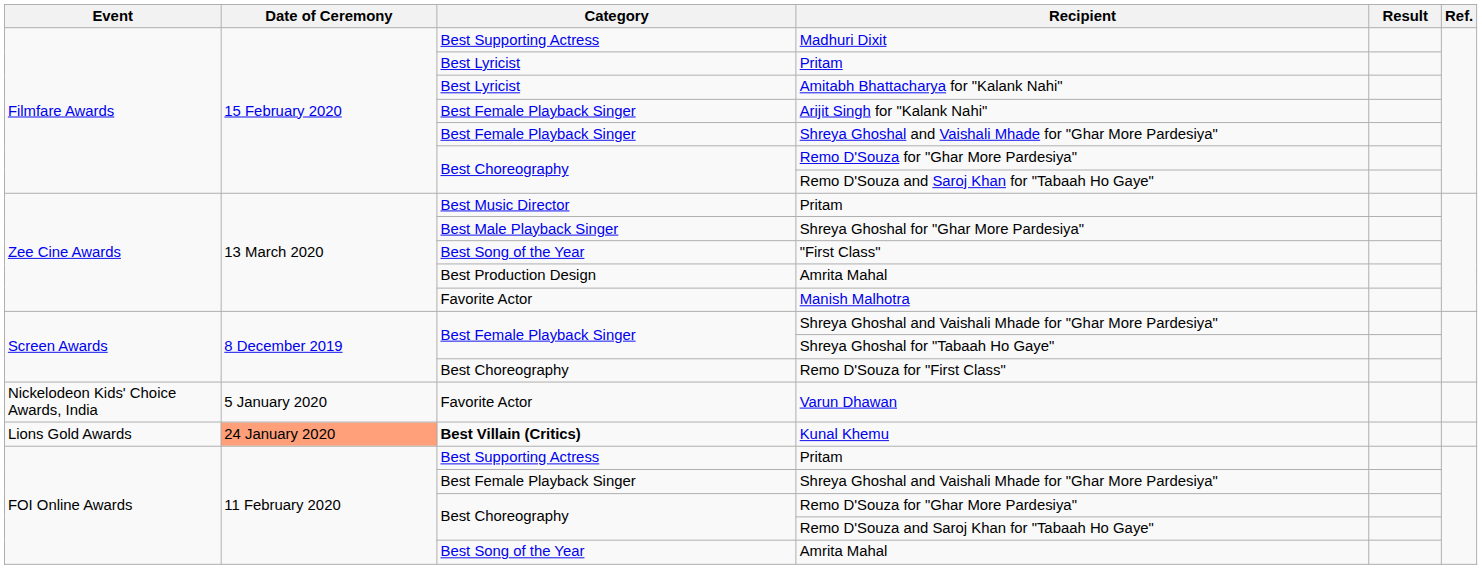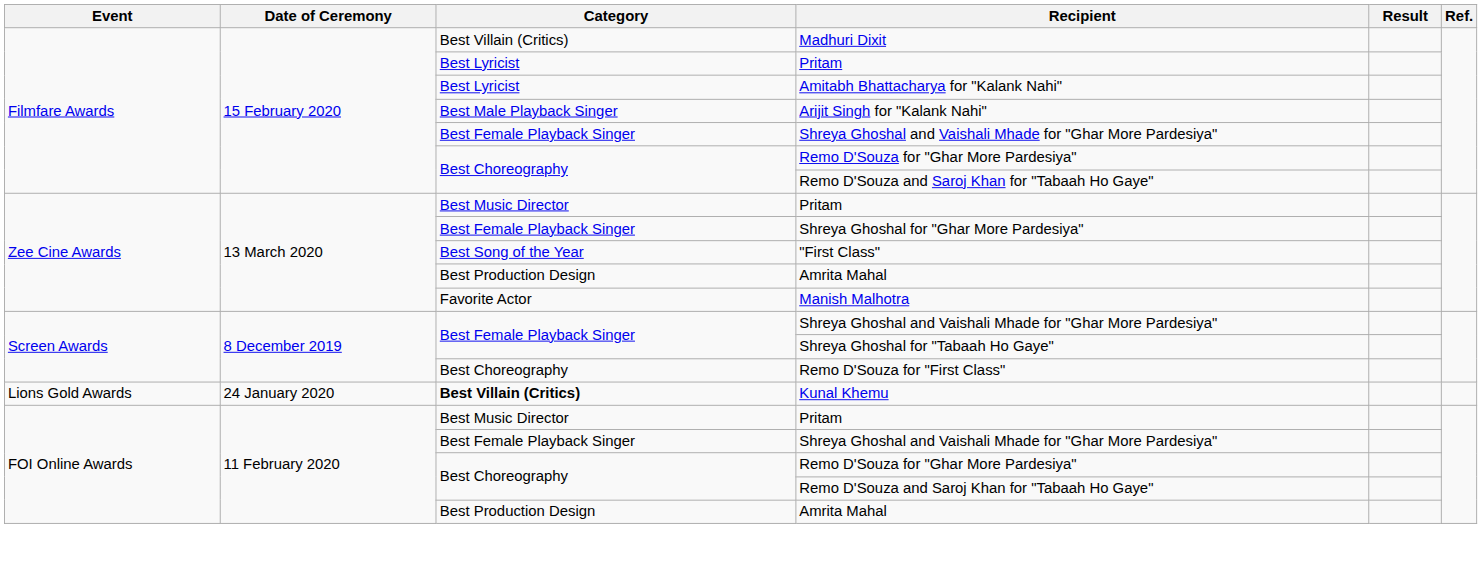(520, 39) Best Supporting Actress -> (504, 39) Best Villain (Critics)
(538, 110) Best Female Playback Singer -> (529, 110) Best Male Playback Singer
(529, 228) Best Male Playback Singer -> (537, 228) Best Female Playback Singer
- row: (92, 402)
(280, 434) lightsalmon background -> (279, 393) no background
(520, 457) Best Supporting Actress -> (504, 417) Best Music Director
(512, 552) Best Song of the Year -> (518, 511) Best Production Design
